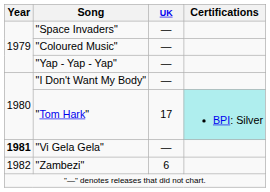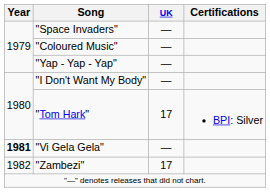(225, 121) paleturquoise background -> (225, 121) no background
(166, 165) 6 -> (166, 165) 17
